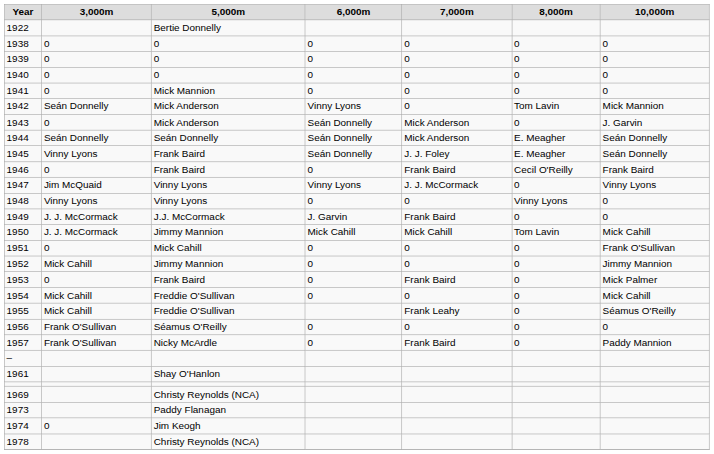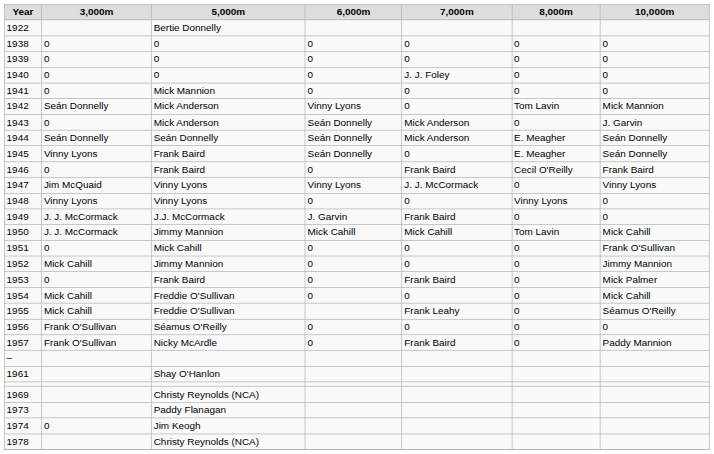(407, 75) 0 -> (427, 75) J. J. Foley
(427, 153) J. J. Foley -> (407, 153) 0
